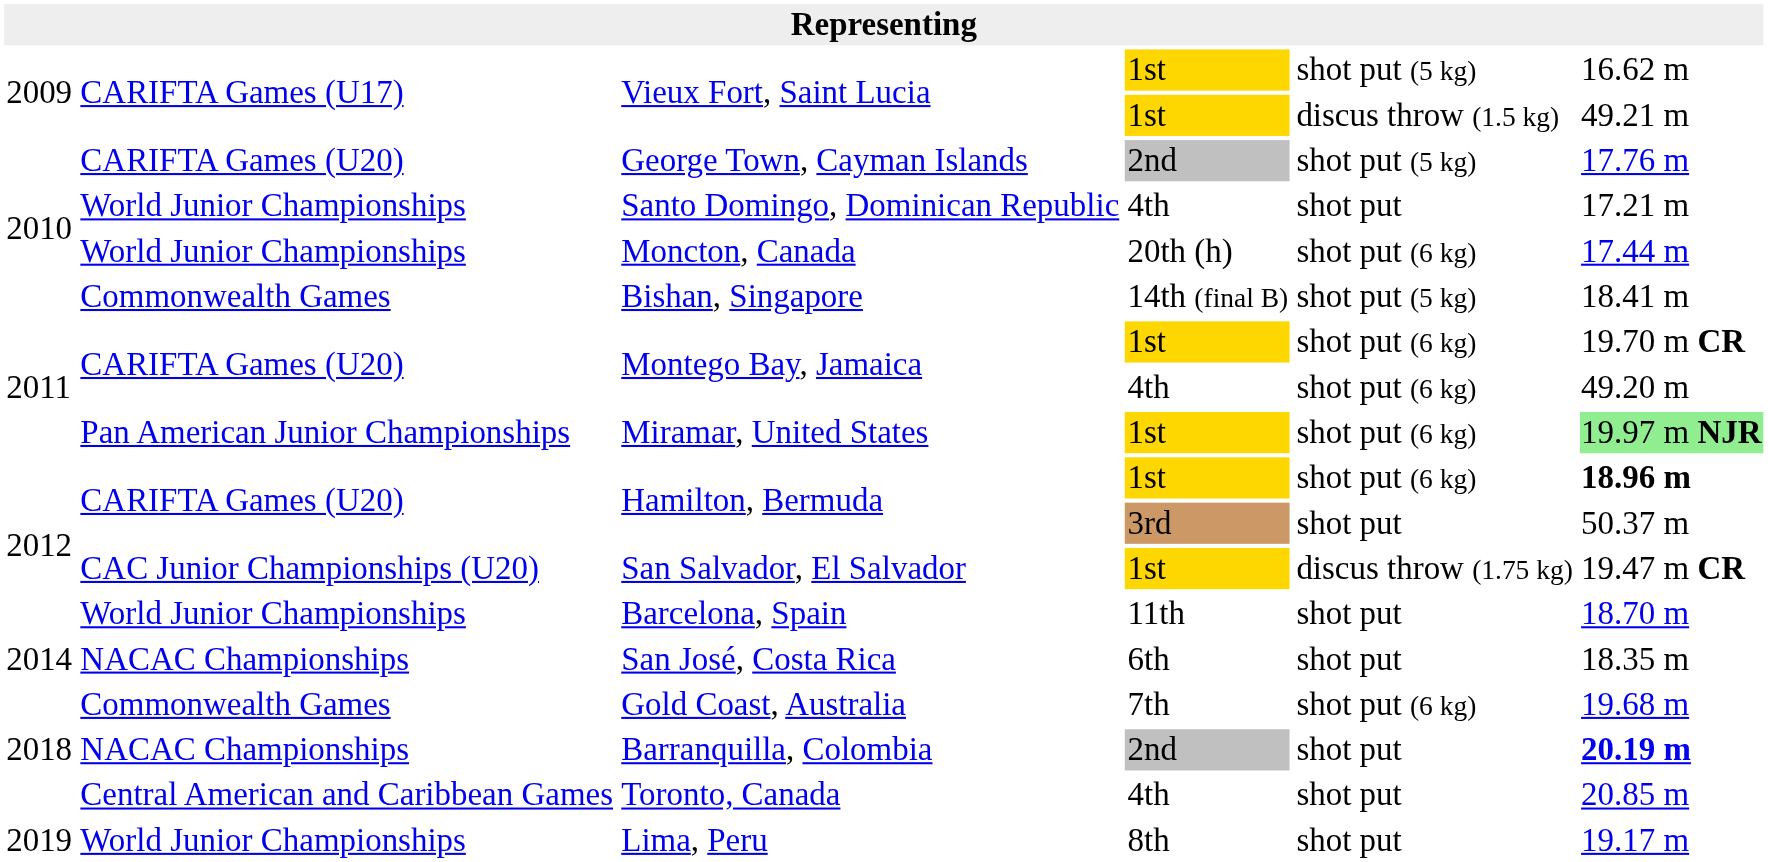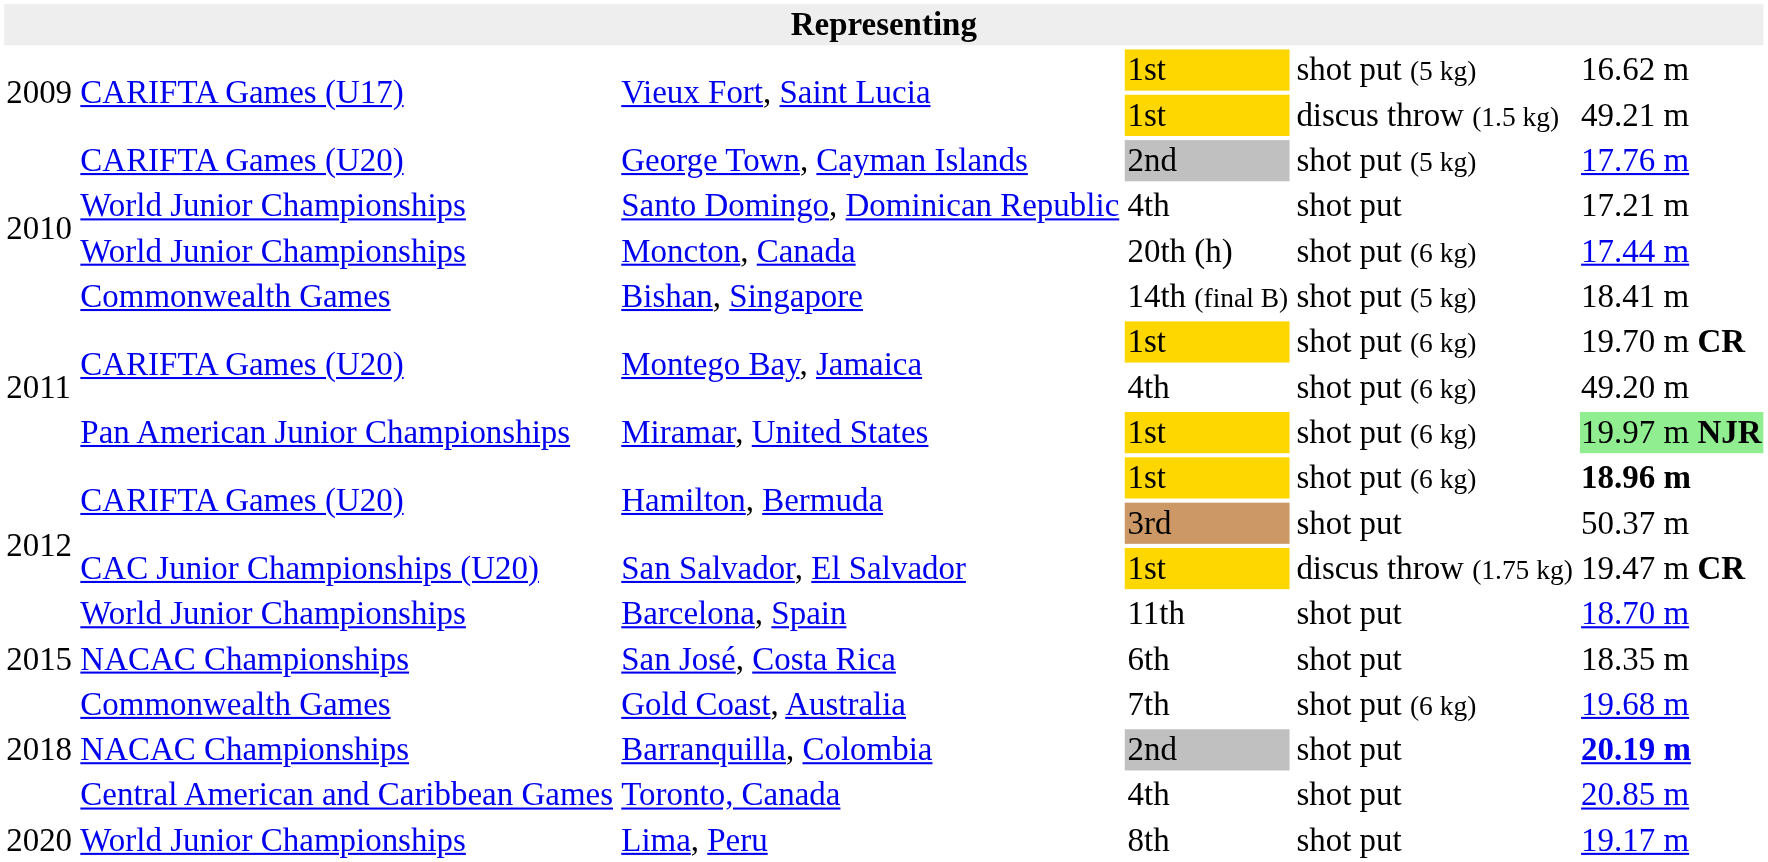(39, 658) 2014 -> (39, 658) 2015
(39, 839) 2019 -> (39, 839) 2020
